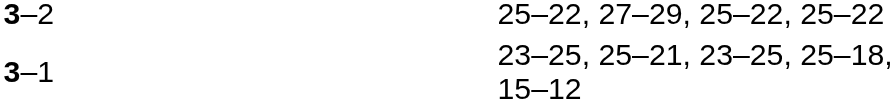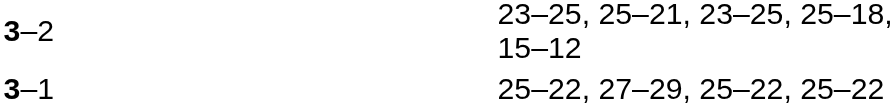(691, 13) 25–22, 27–29, 25–22, 25–22 -> (695, 30) 23–25, 25–21, 23–25, 25–18, 15–12
(695, 72) 23–25, 25–21, 23–25, 25–18, 15–12 -> (691, 89) 25–22, 27–29, 25–22, 25–22
